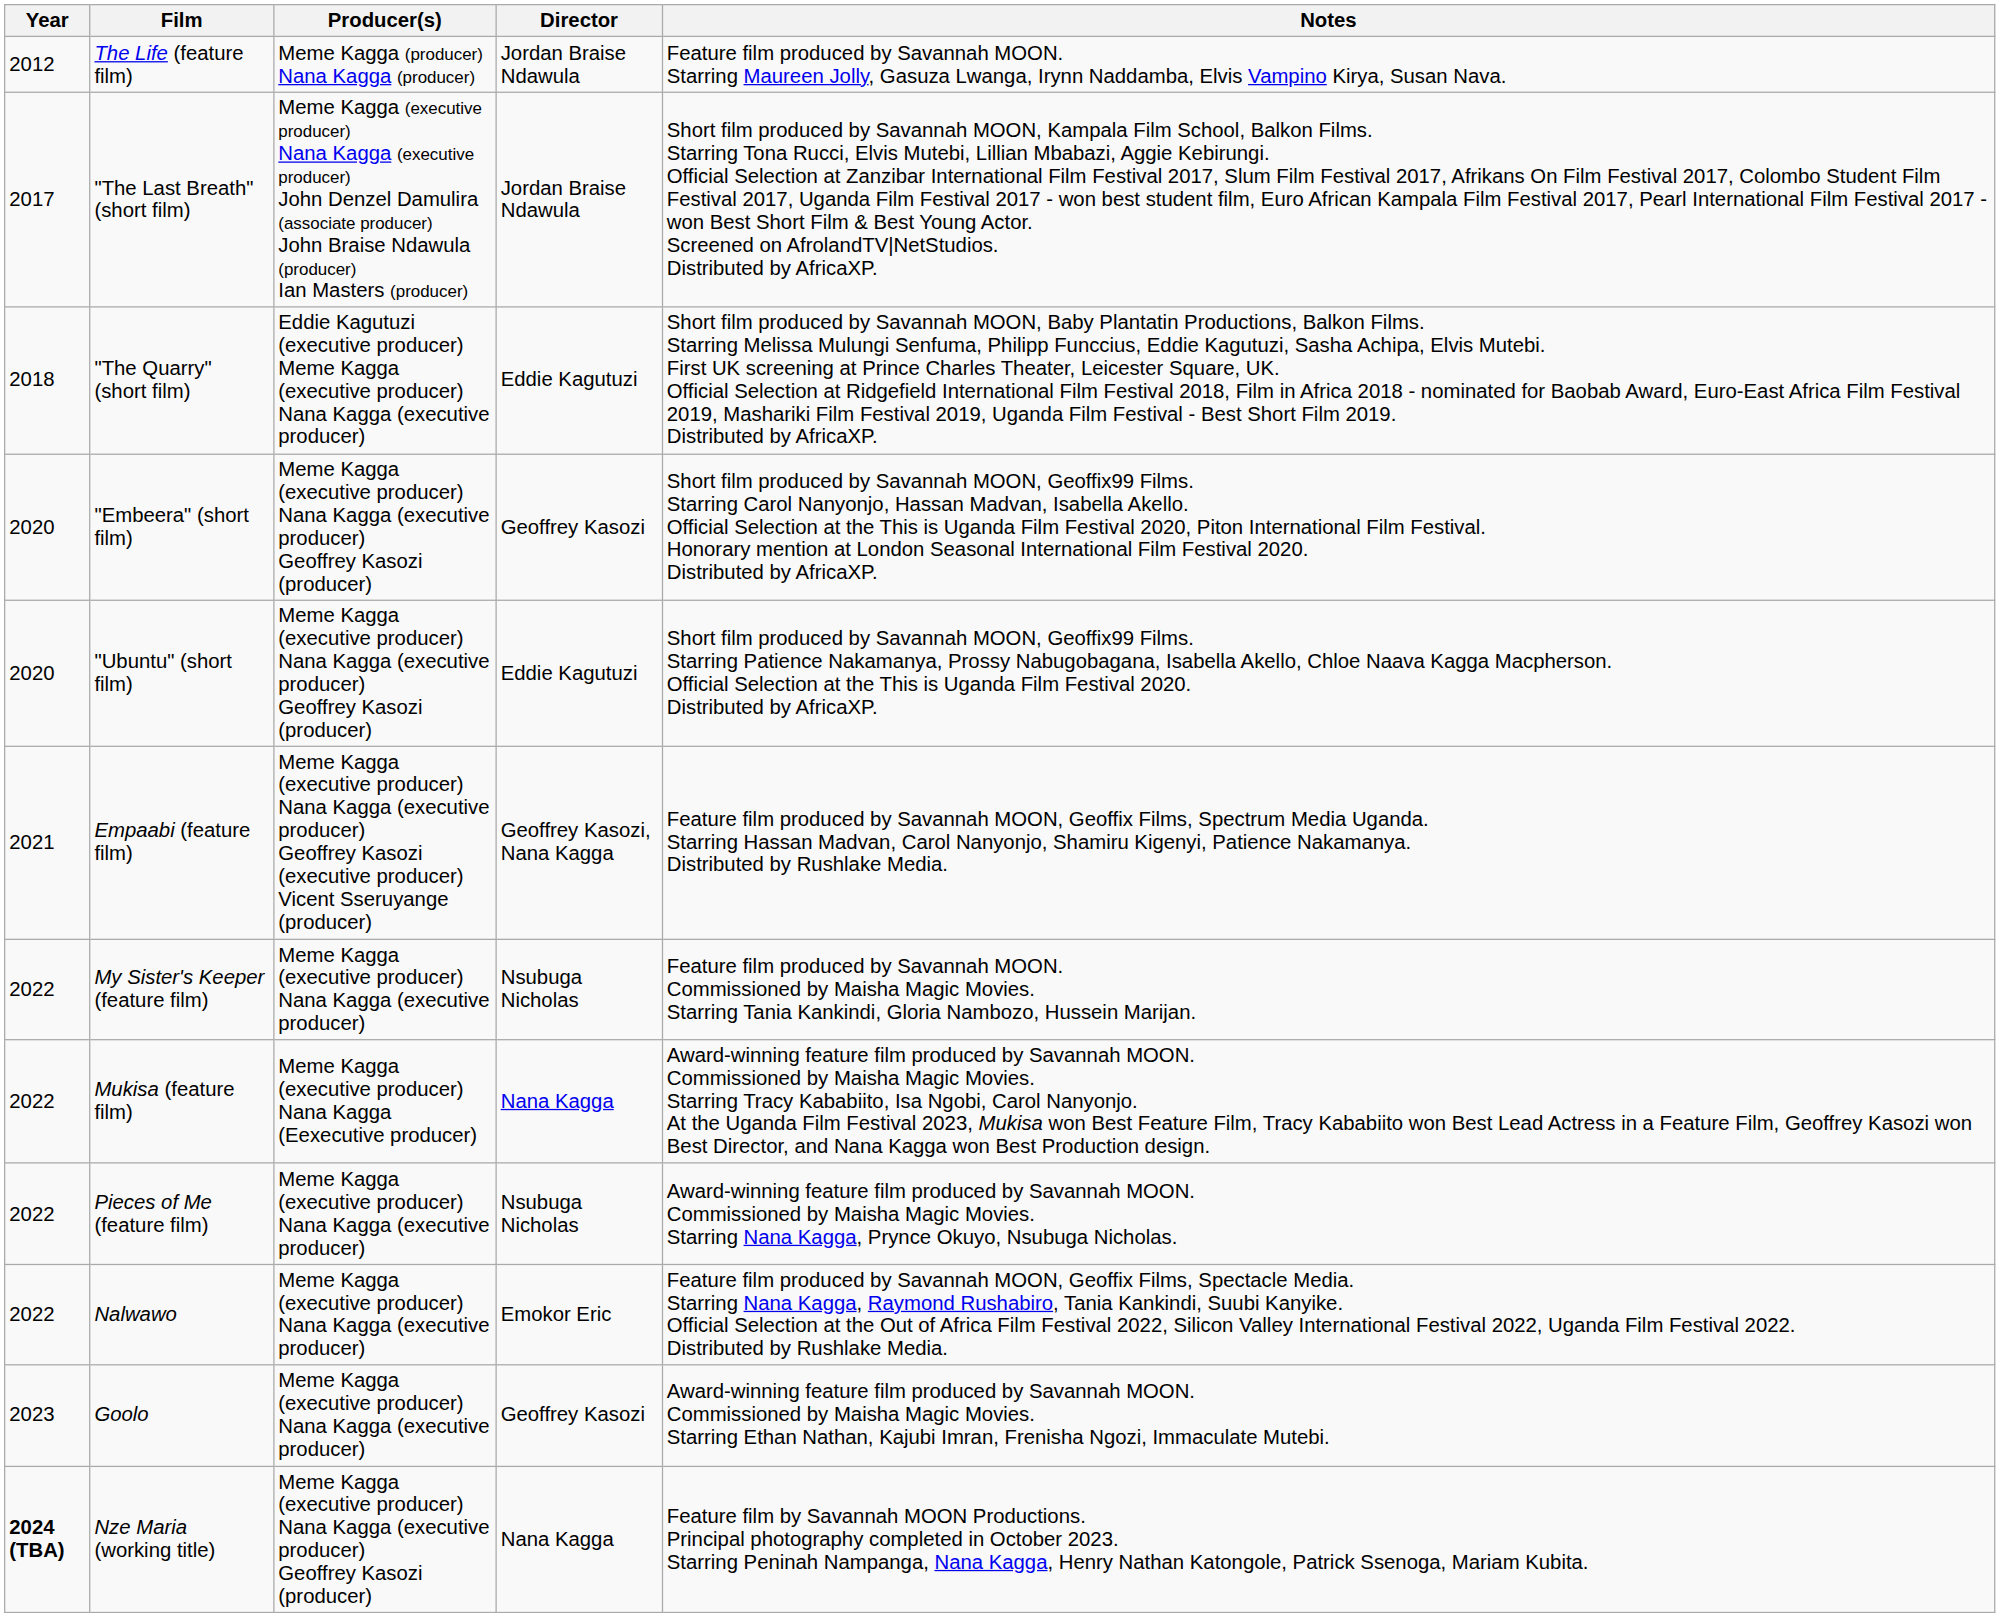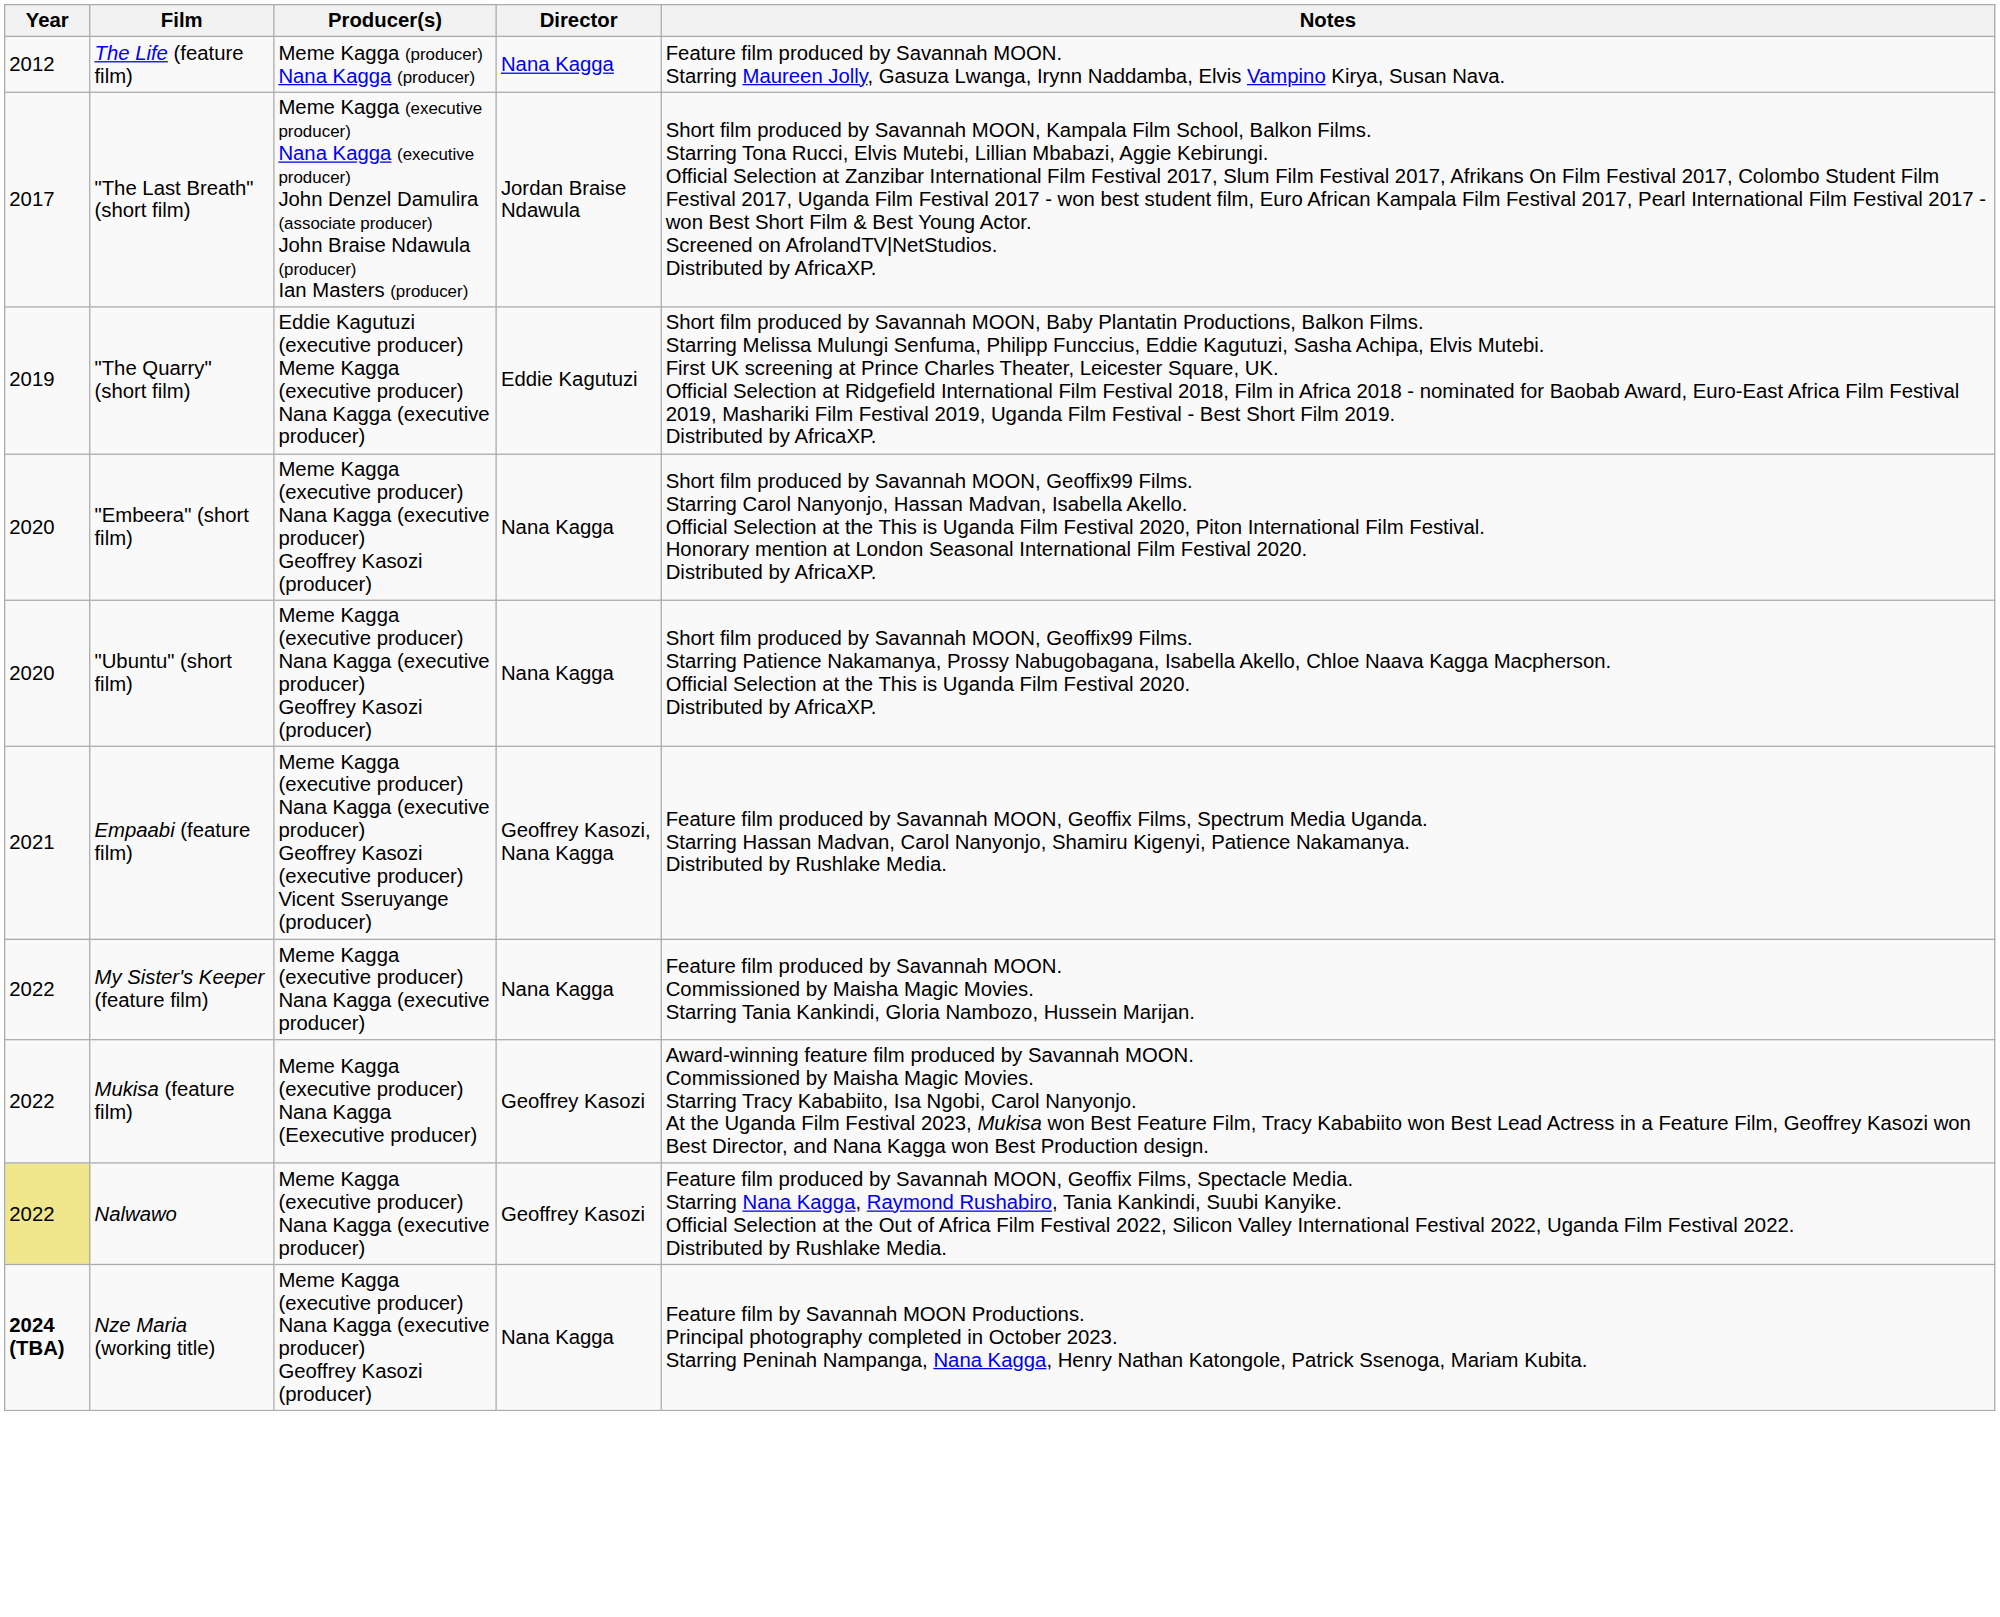(563, 64) Jordan Braise Ndawula -> (557, 64) Nana Kagga
(32, 380) 2018 -> (32, 380) 2019
(573, 526) Geoffrey Kasozi -> (557, 526) Nana Kagga
(569, 673) Eddie Kagutuzi -> (557, 673) Nana Kagga
(541, 989) Nsubuga Nicholas -> (557, 989) Nana Kagga
(557, 1101) Nana Kagga -> (573, 1101) Geoffrey Kasozi
- row: (153, 1213)
(32, 1314) no background -> (32, 1213) khaki background
(556, 1314) Emokor Eric -> (573, 1213) Geoffrey Kasozi
- row: (122, 1415)
